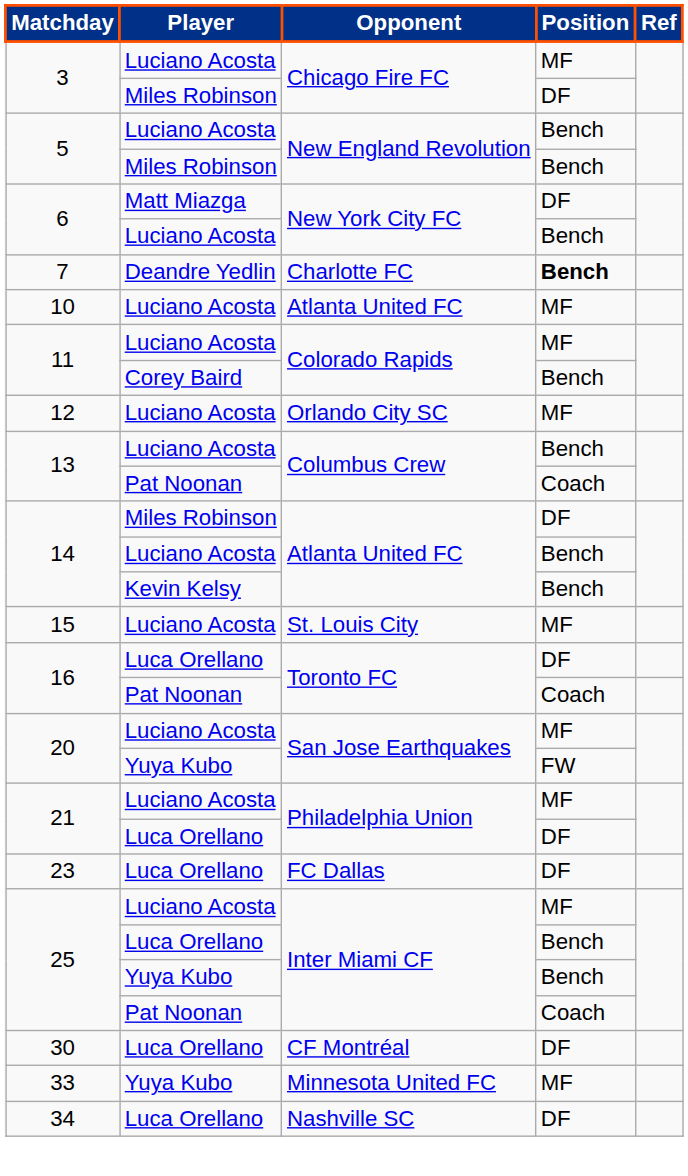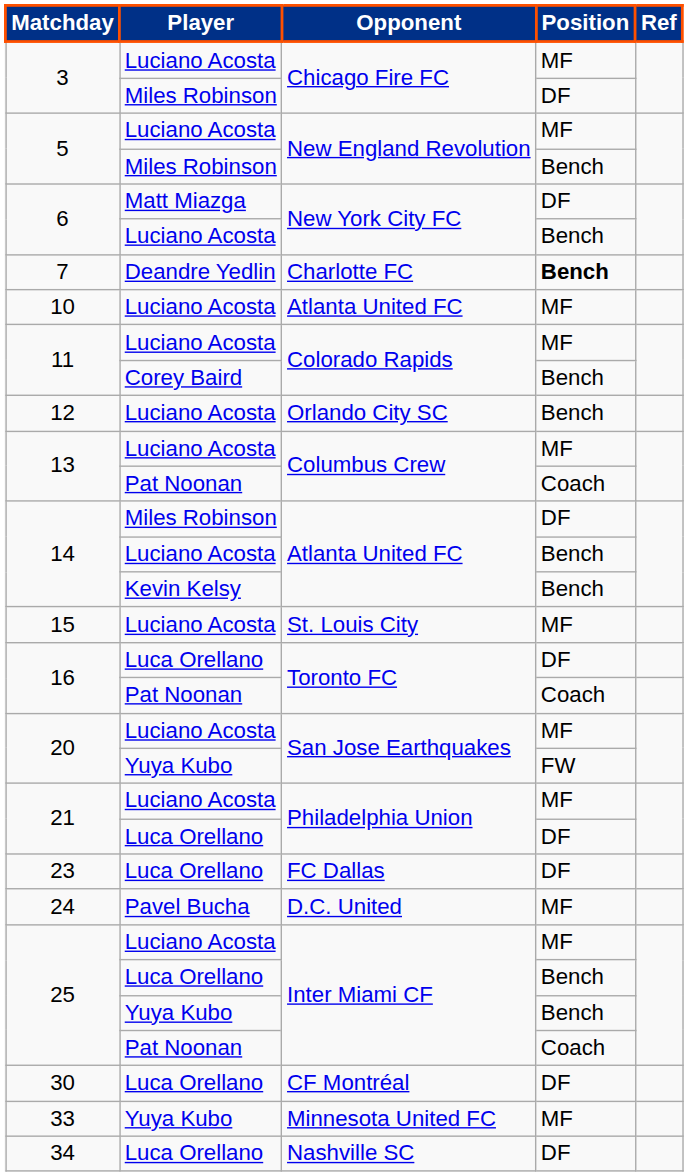(572, 130) Bench -> (557, 130) MF
(557, 412) MF -> (572, 412) Bench
(572, 448) Bench -> (557, 448) MF
+ row: (62, 906)
